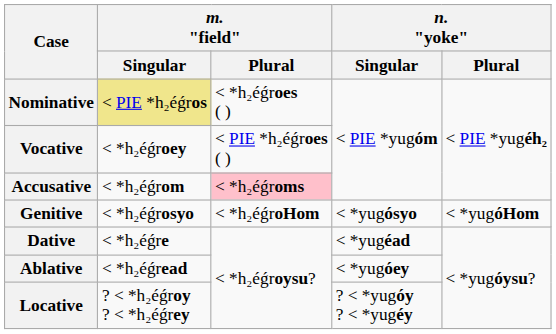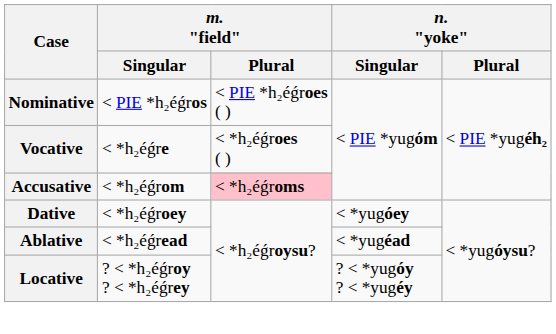(154, 102) khaki background -> (154, 102) no background
(256, 102) < *h₂éǵroes ( ) -> (271, 102) < PIE *h₂éǵroes ( )
(144, 149) < *h₂éǵroey -> (135, 149) < *h₂éǵre
(271, 149) < PIE *h₂éǵroes ( ) -> (256, 149) < *h₂éǵroes ( )
- row: (51, 213)
(135, 240) < *h₂éǵre -> (144, 213) < *h₂éǵroey
(373, 240) < *yugéad -> (372, 213) < *yugóey
(372, 268) < *yugóey -> (373, 240) < *yugéad
